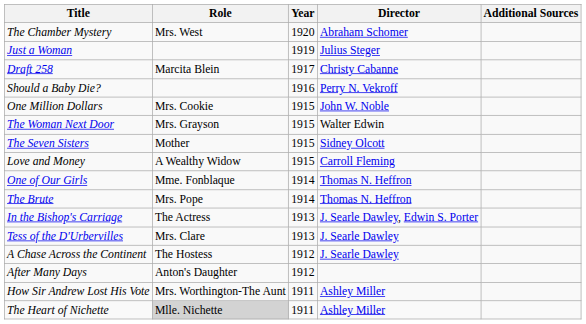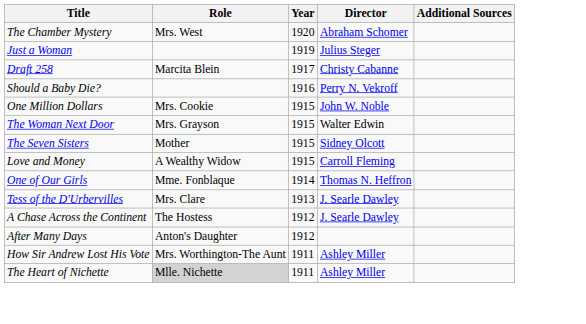- row: (30, 198)
- row: (65, 217)
